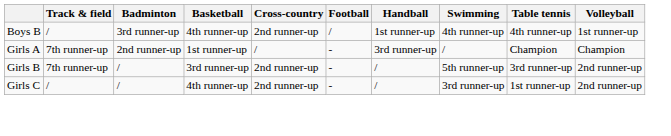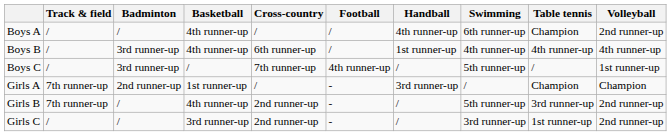+ row: (24, 31)
(286, 31) 2nd runner-up -> (285, 49) 6th runner-up
(608, 31) 1st runner-up -> (630, 49) 4th runner-up
+ row: (24, 67)
(218, 67) 3rd runner-up -> (217, 103) 4th runner-up
(217, 85) 4th runner-up -> (218, 121) 3rd runner-up
